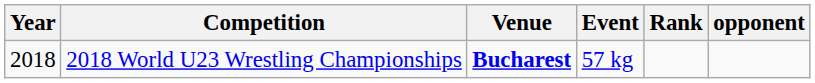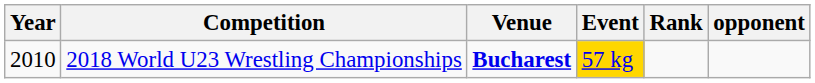(33, 58) 2018 -> (33, 58) 2010
(607, 58) no background -> (607, 58) gold background
